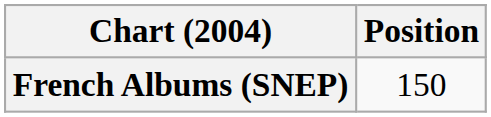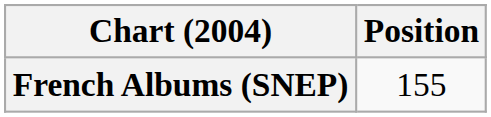(421, 84) 150 -> (421, 84) 155
